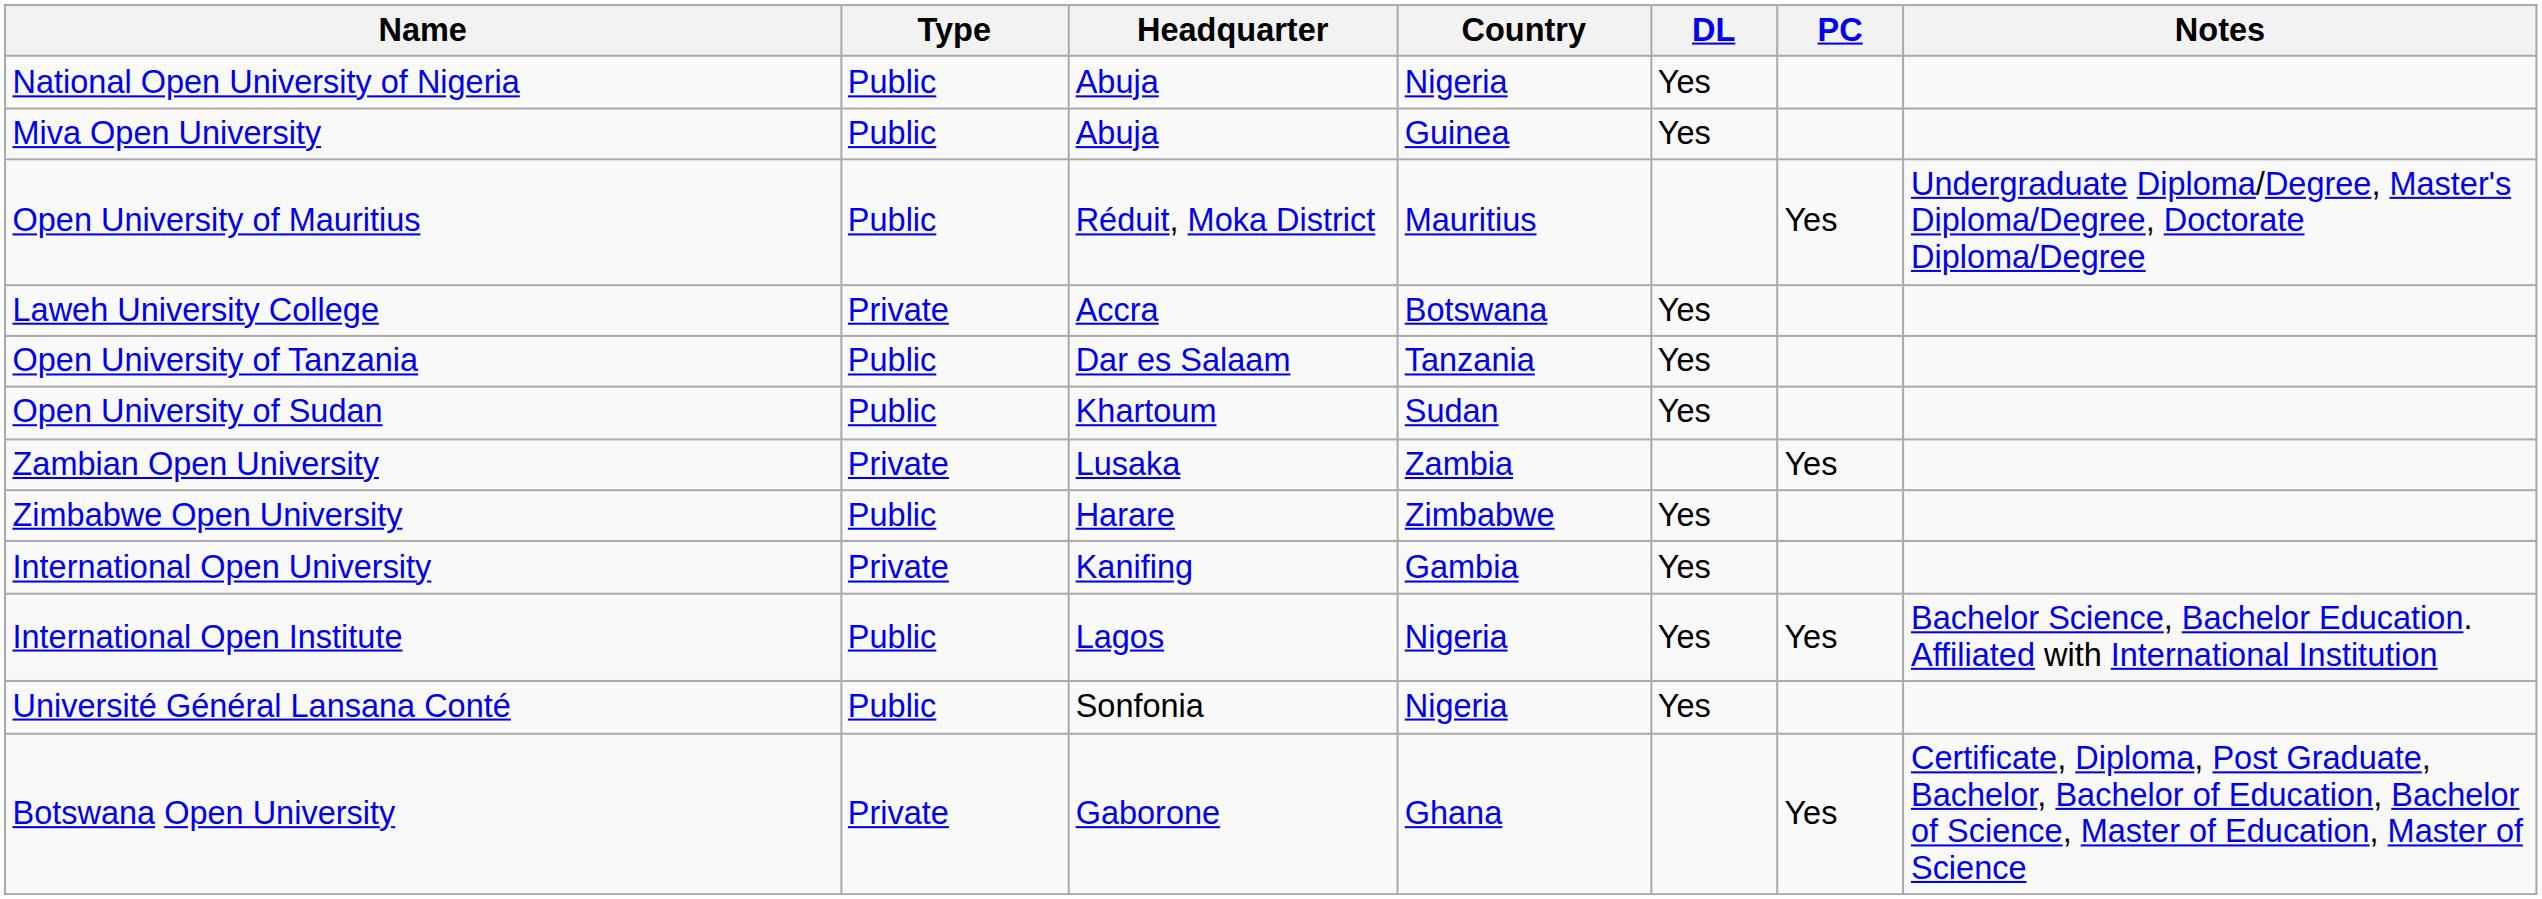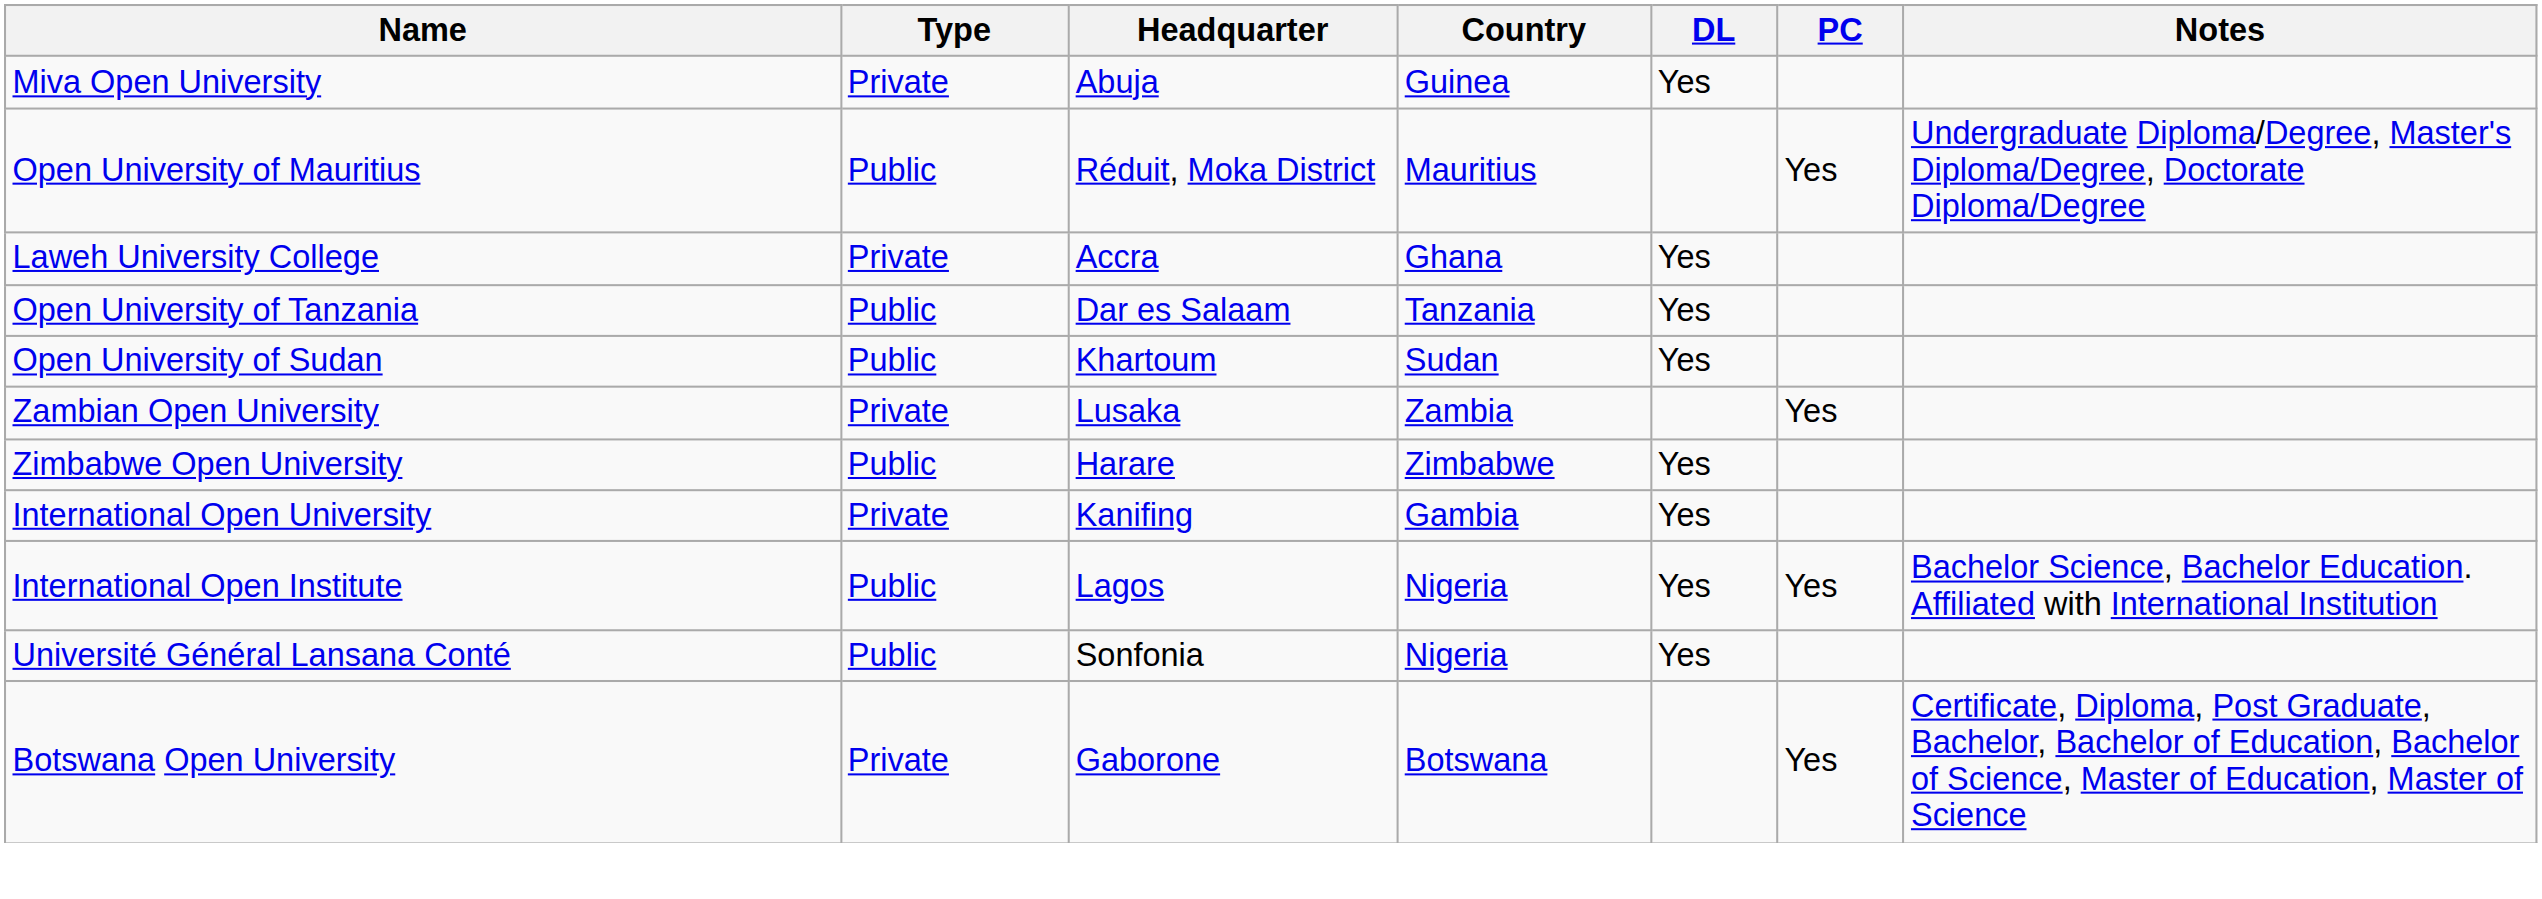- row: (266, 81)
(892, 133) Public -> (898, 81) Private
(1476, 309) Botswana -> (1453, 257) Ghana
(1453, 812) Ghana -> (1476, 761) Botswana
